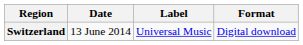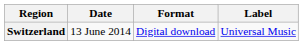columns swapped: (256, 13) <-> (174, 13)
